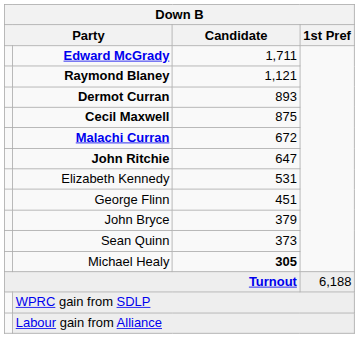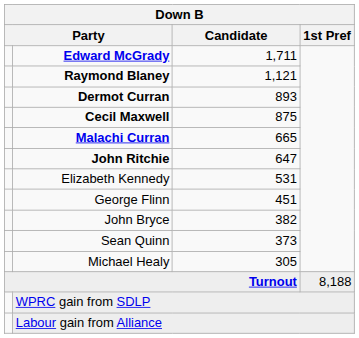(286, 138) 672 -> (286, 138) 665
(286, 220) 379 -> (286, 220) 382
(286, 261) bold -> (286, 261) normal
(335, 281) 6,188 -> (335, 281) 8,188
